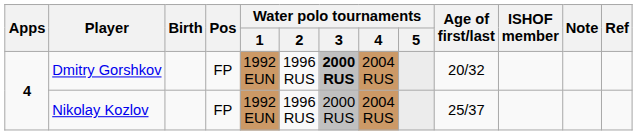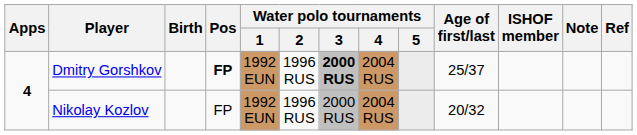(223, 71) normal -> (223, 71) bold
(466, 71) 20/32 -> (466, 71) 25/37
(466, 111) 25/37 -> (466, 111) 20/32
